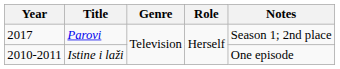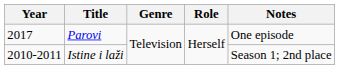(281, 34) Season 1; 2nd place -> (262, 34) One episode
(262, 54) One episode -> (281, 54) Season 1; 2nd place
